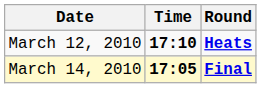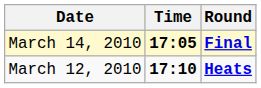rows swapped: (75, 43) <-> (75, 69)
